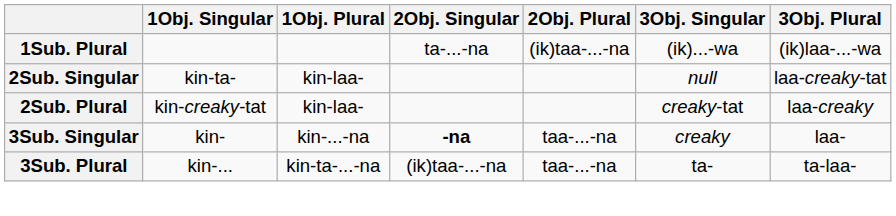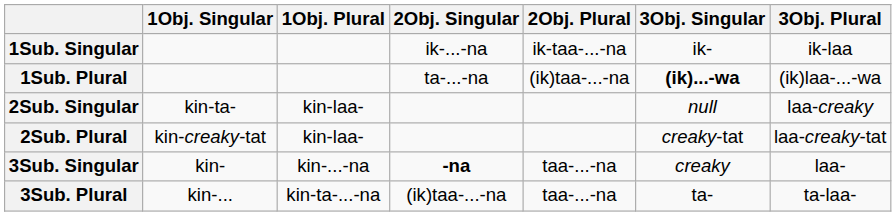+ row: (74, 48)
(702, 48) normal -> (702, 78) bold
(830, 78) laa-creaky-tat -> (830, 107) laa-creaky
(830, 107) laa-creaky -> (830, 136) laa-creaky-tat
